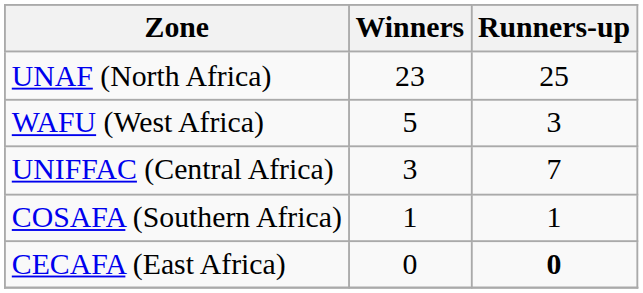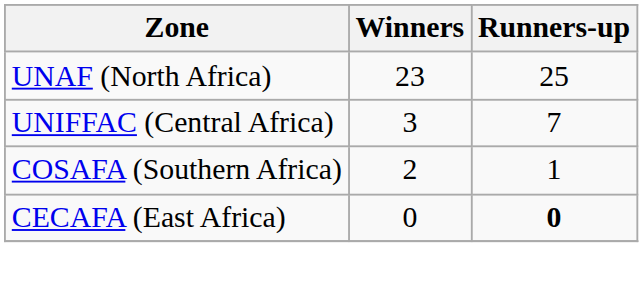- row: (138, 122)
(410, 216) 1 -> (410, 169) 2
